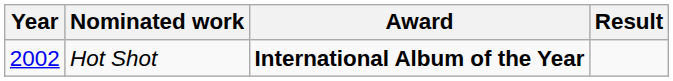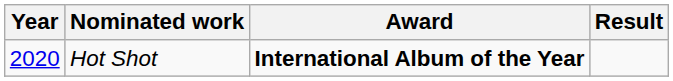(35, 57) 2002 -> (35, 57) 2020
